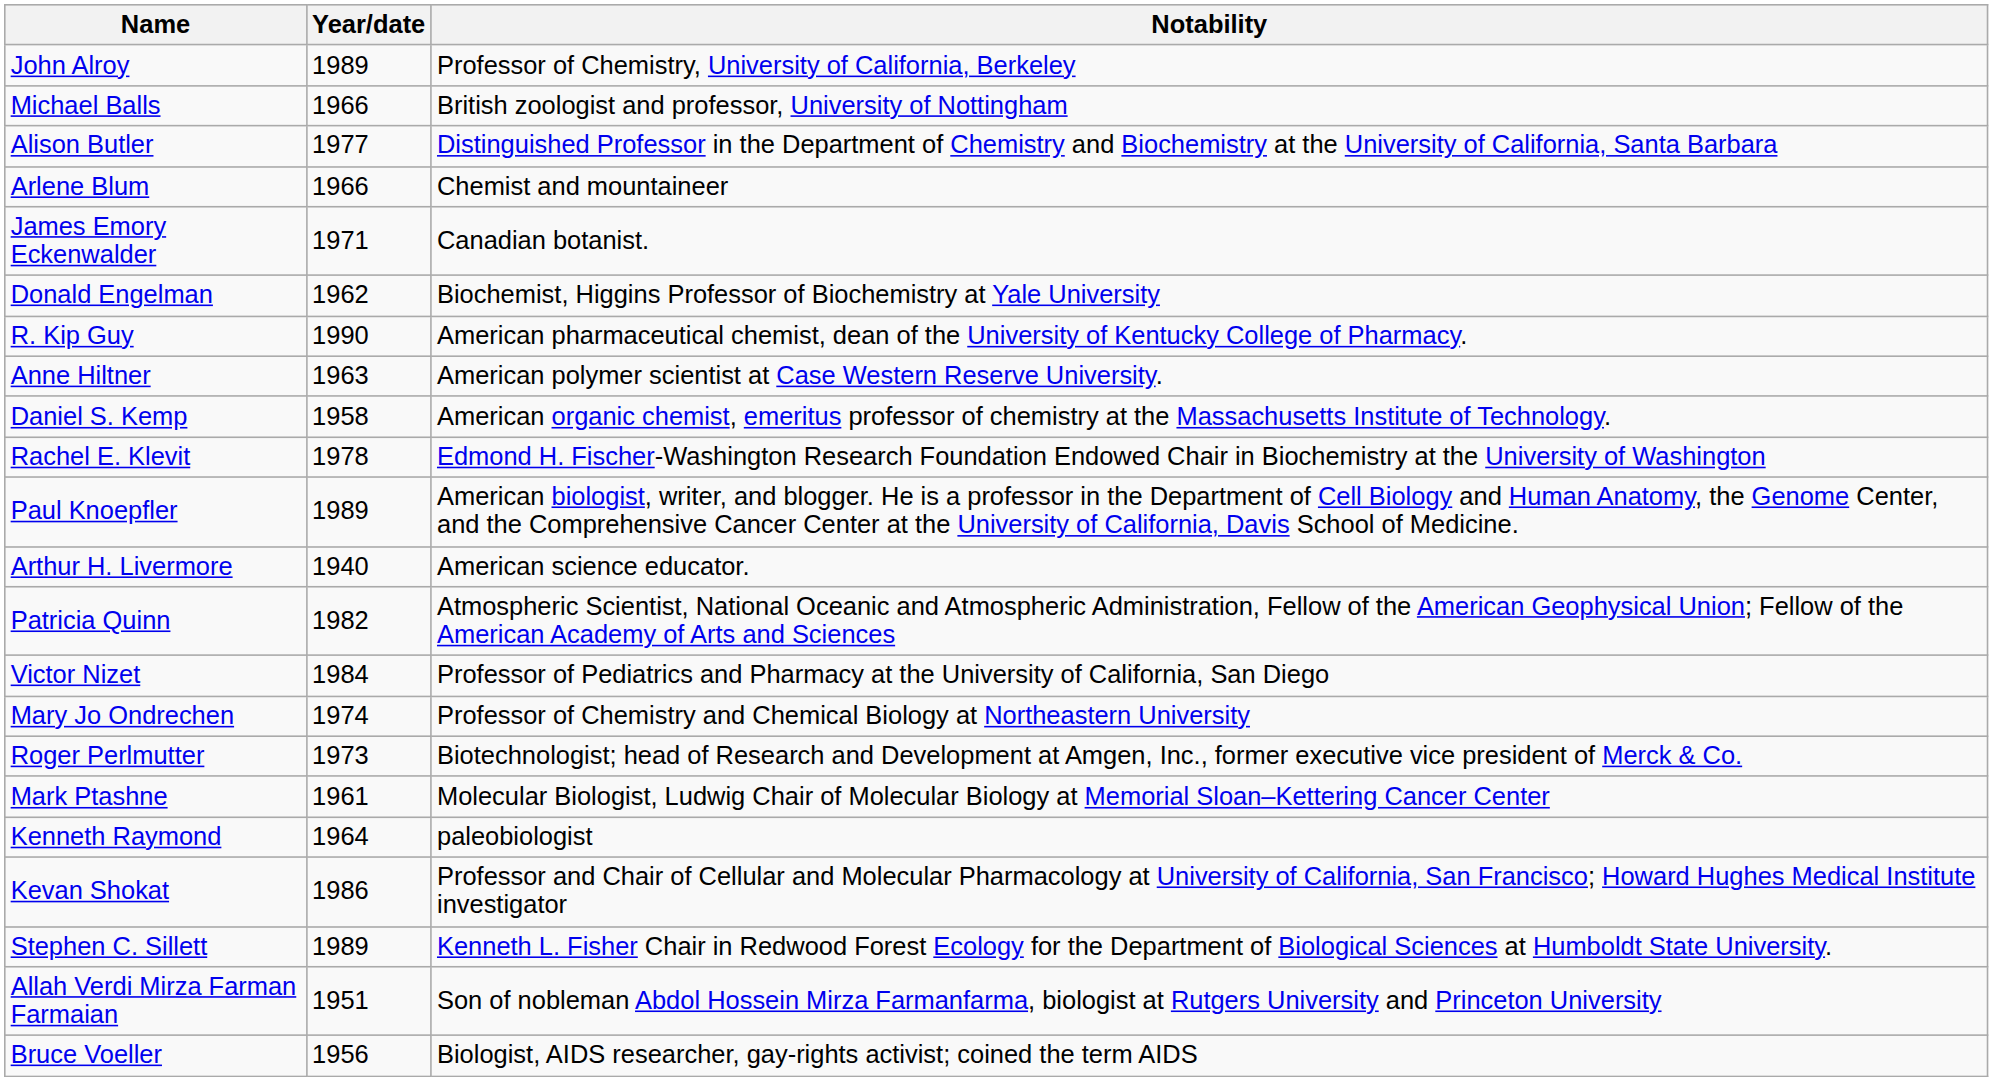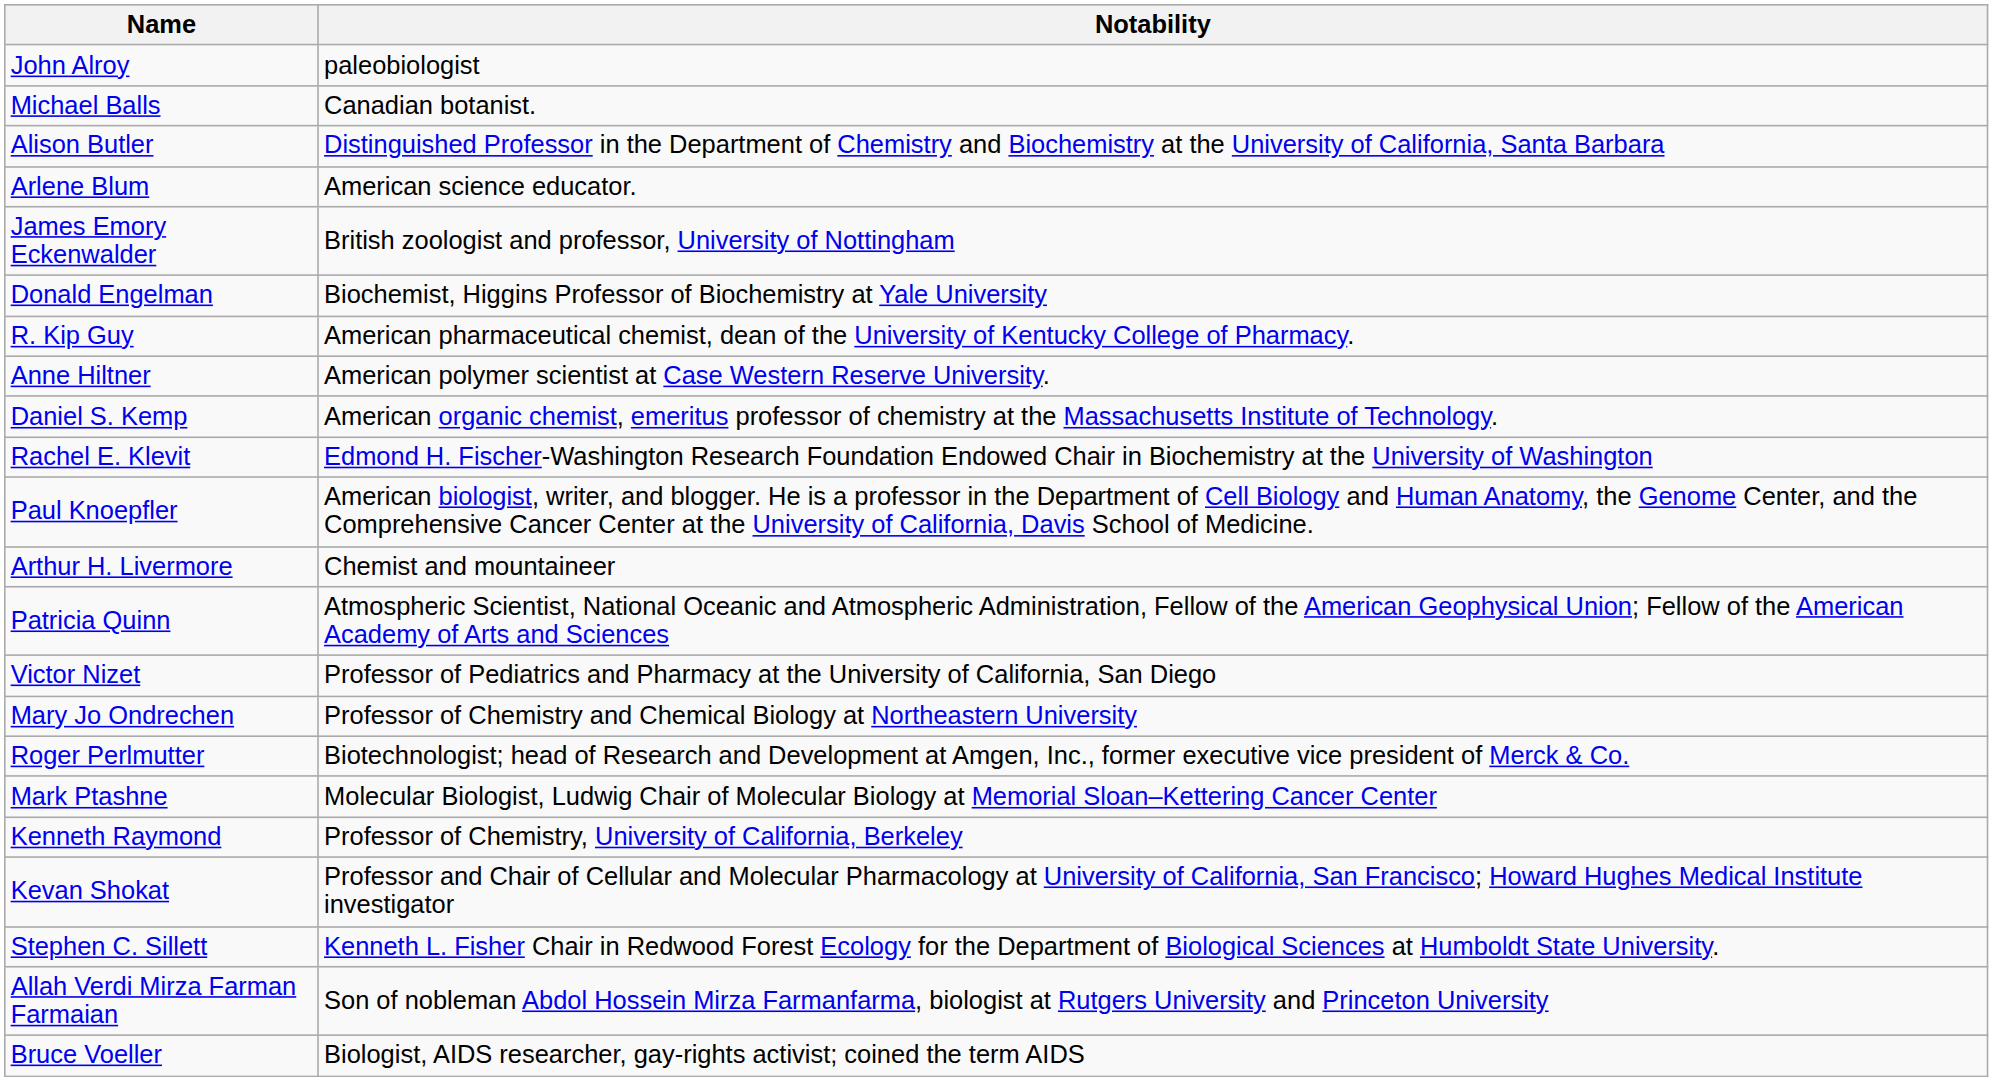- column: (369, 24)
(756, 65) Professor of Chemistry, University of California, Berkeley -> (402, 65) paleobiologist
(752, 105) British zoologist and professor, University of Nottingham -> (430, 105) Canadian botanist.
(583, 186) Chemist and mountaineer -> (480, 186) American science educator.
(543, 240) Canadian botanist. -> (639, 240) British zoologist and professor, University of Nottingham
(593, 566) American science educator. -> (470, 566) Chemist and mountaineer
(515, 836) paleobiologist -> (643, 836) Professor of Chemistry, University of California, Berkeley
